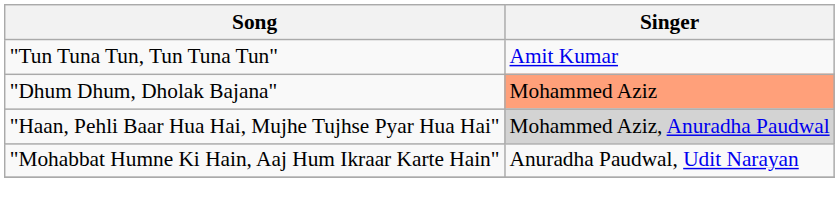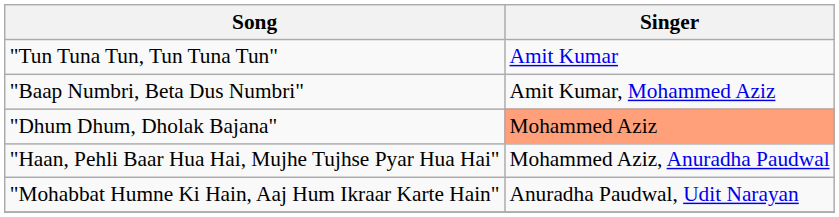+ row: (157, 90)
(670, 125) lightgrey background -> (670, 160) no background
